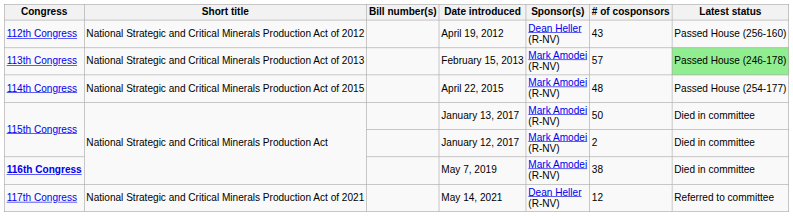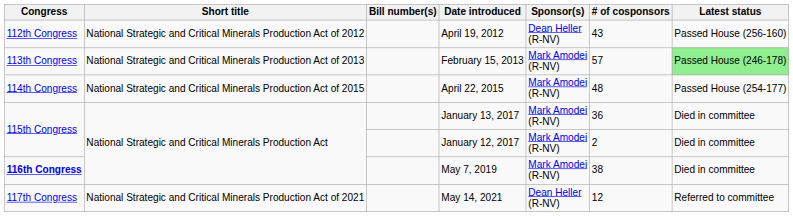(597, 116) 50 -> (597, 116) 36
